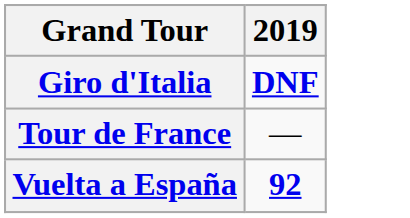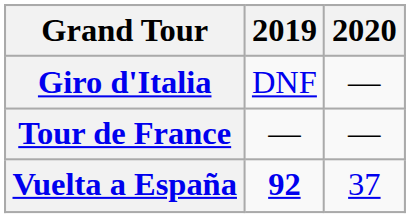+ column: (364, 30)
(285, 81) bold -> (284, 81) normal
